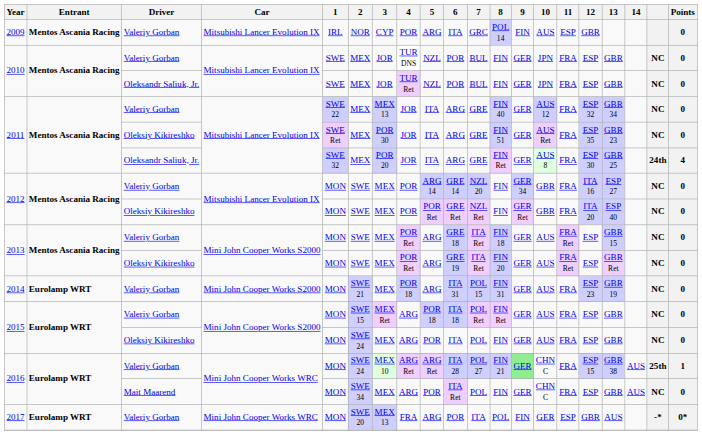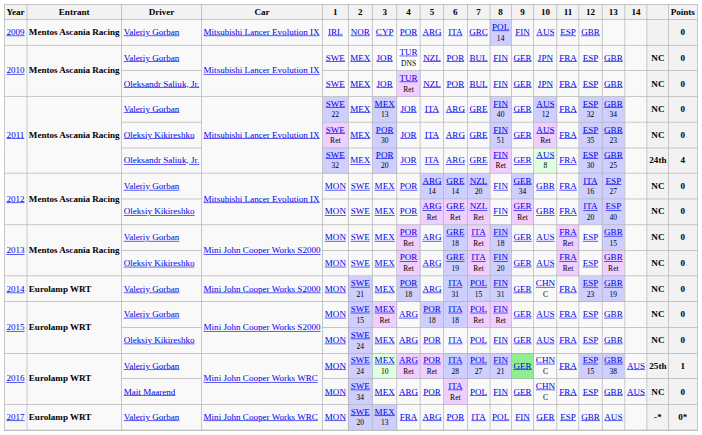(432, 212) POR Ret -> (432, 212) ARG Ret
(545, 289) AUS -> (545, 289) CHN C
(432, 366) ARG Ret -> (432, 366) POR Ret
